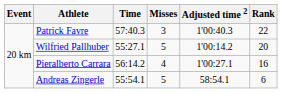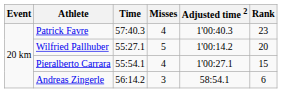(163, 31) 3 -> (163, 31) 4
(263, 31) 22 -> (263, 31) 23
(130, 63) 56:14.2 -> (130, 63) 55:54.1
(263, 63) 16 -> (263, 63) 15
(130, 80) 55:54.1 -> (130, 80) 56:14.2
(163, 80) 5 -> (163, 80) 3
